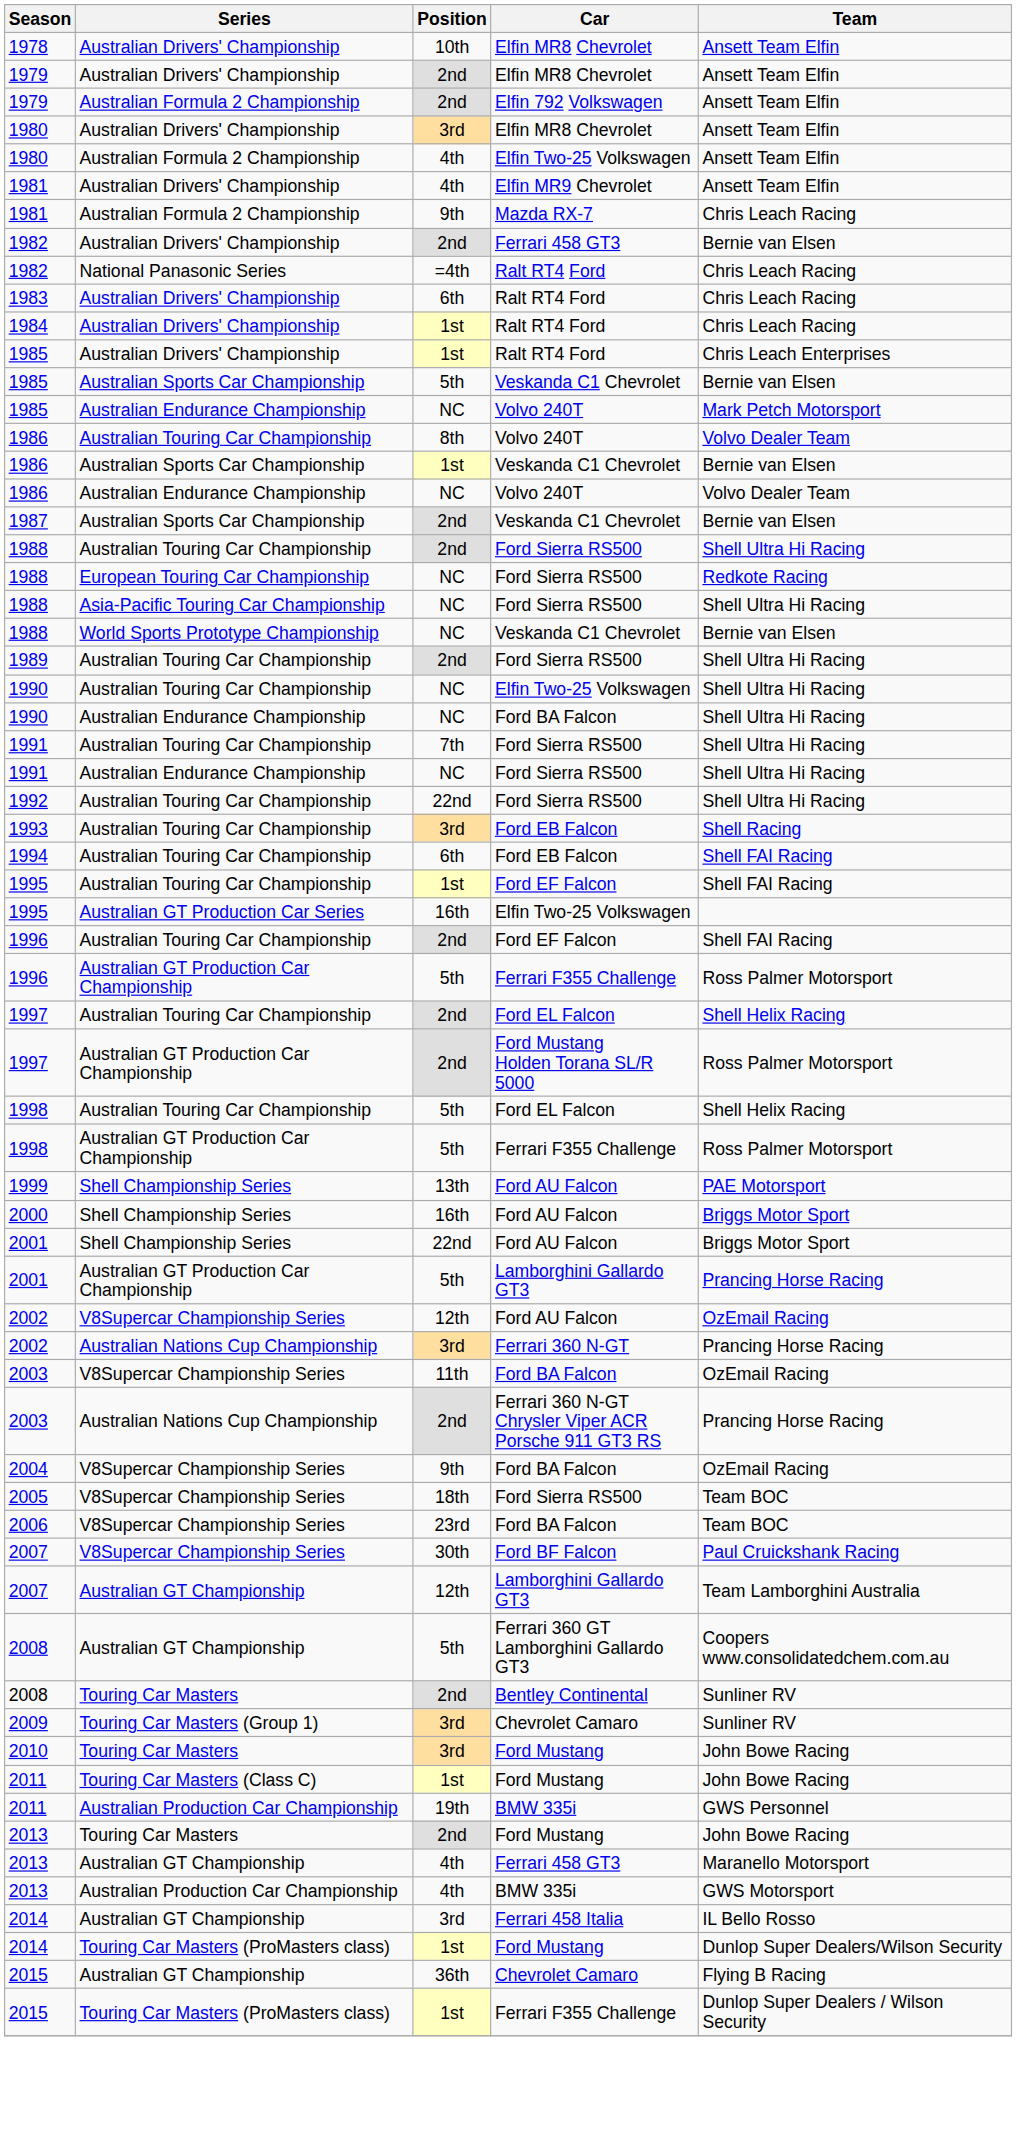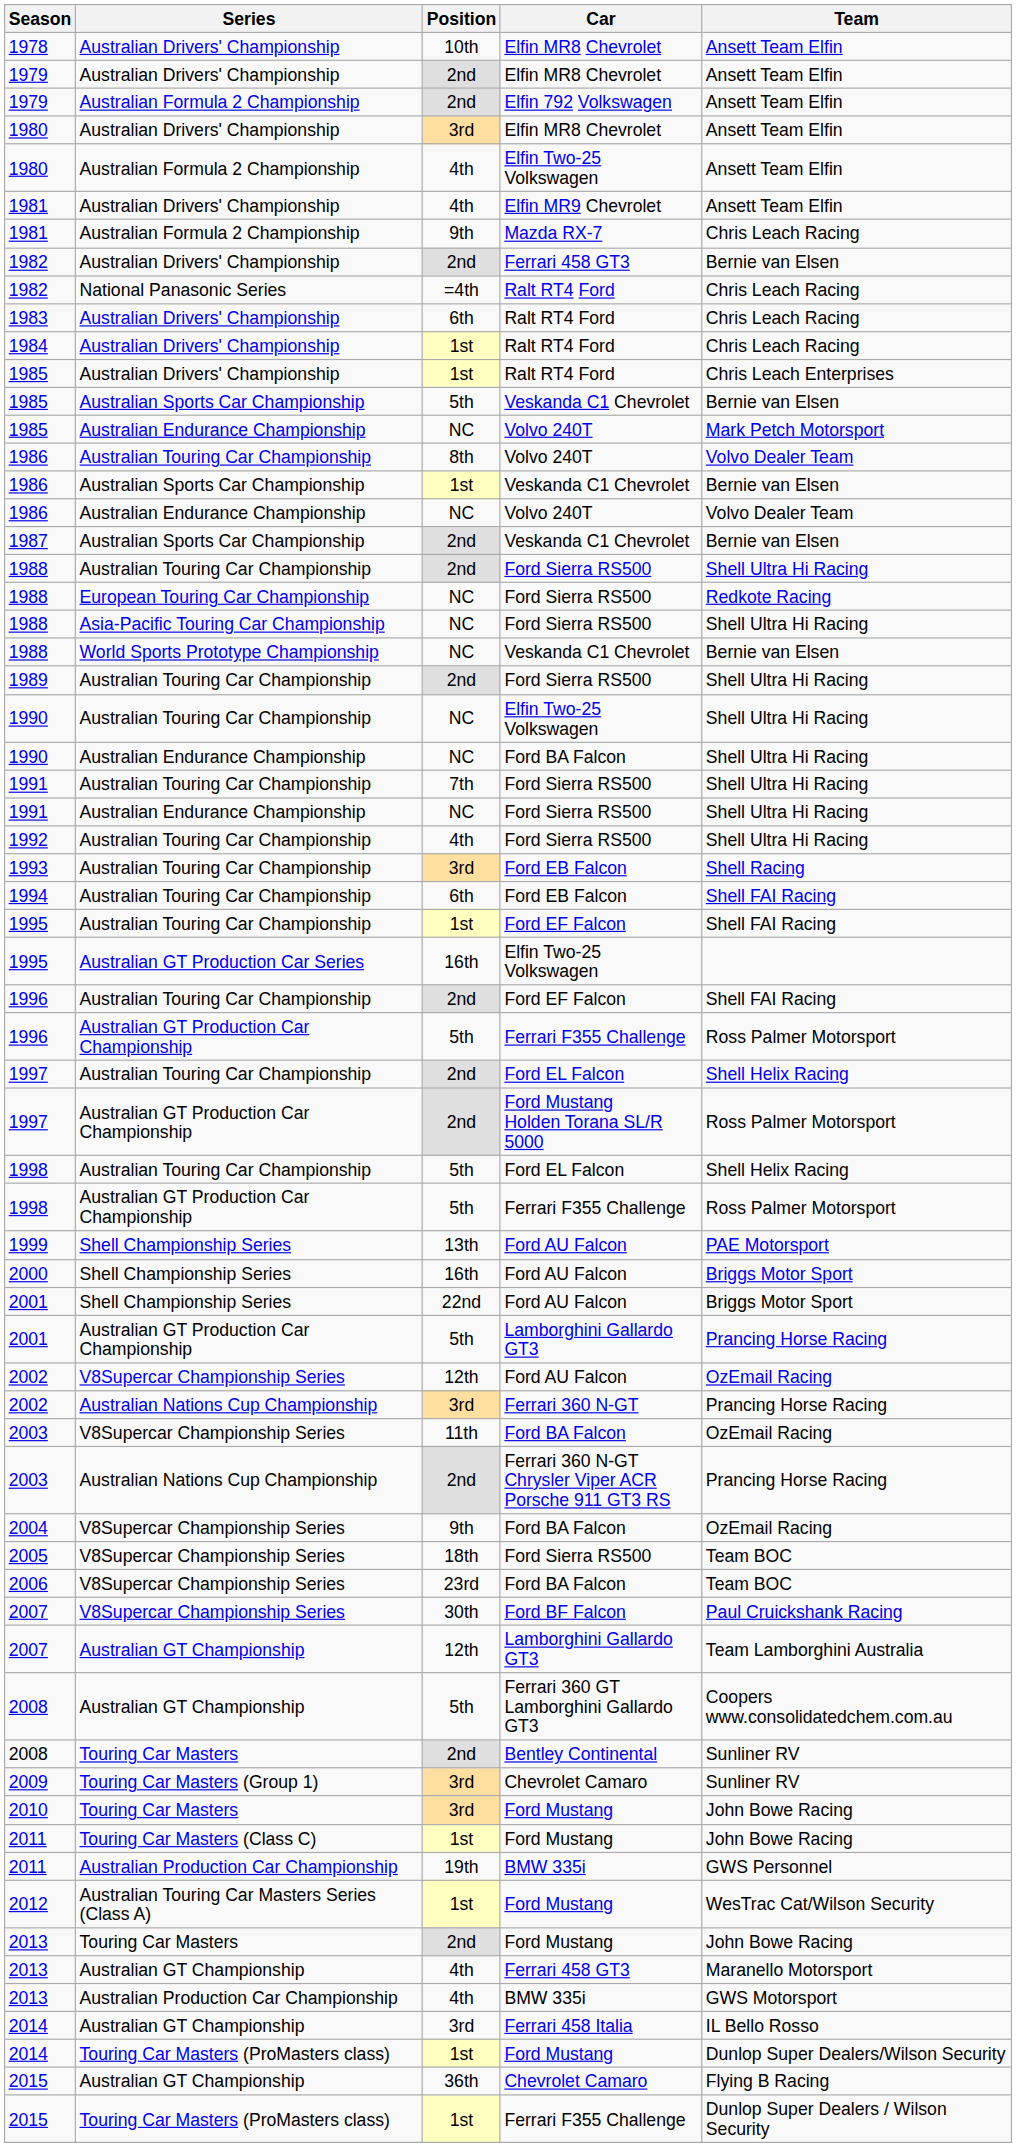(452, 800) 22nd -> (461, 840) 4th
+ row: (28, 1904)
